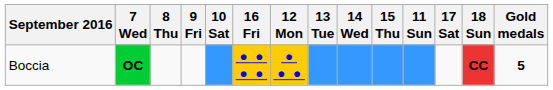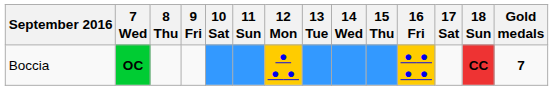columns swapped: (419, 25) <-> (251, 25)
(521, 65) 5 -> (521, 65) 7
